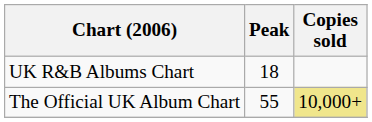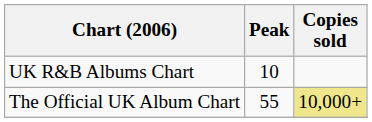(269, 71) 18 -> (269, 71) 10
